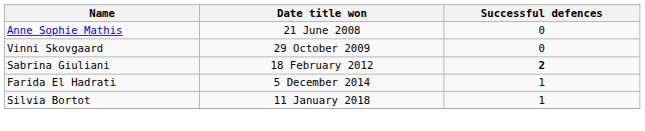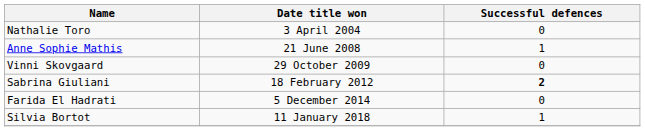+ row: (49, 30)
(542, 30) 0 -> (542, 48) 1
(542, 83) 1 -> (542, 100) 0
